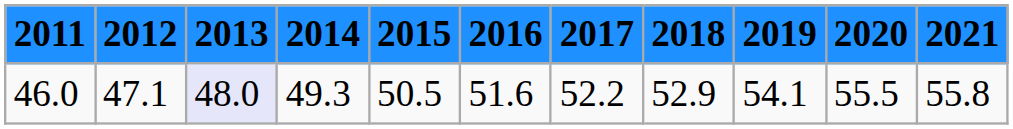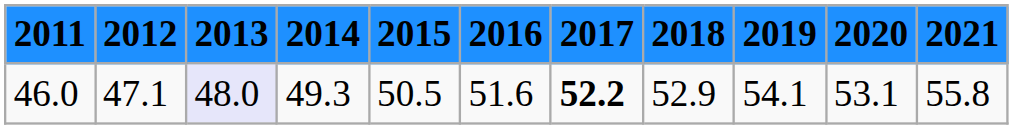(592, 92) normal -> (592, 92) bold
(866, 92) 55.5 -> (866, 92) 53.1
